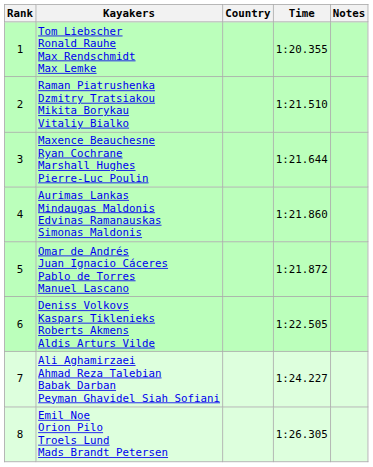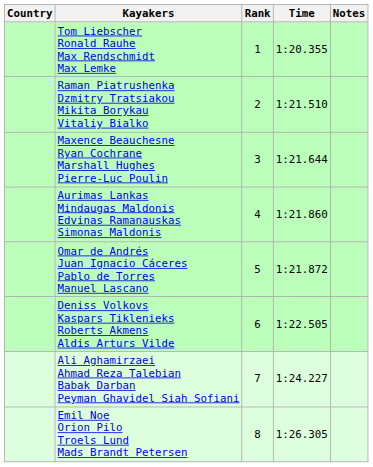columns swapped: (20, 13) <-> (248, 13)
